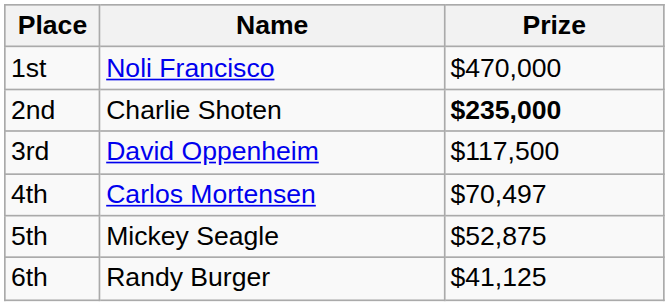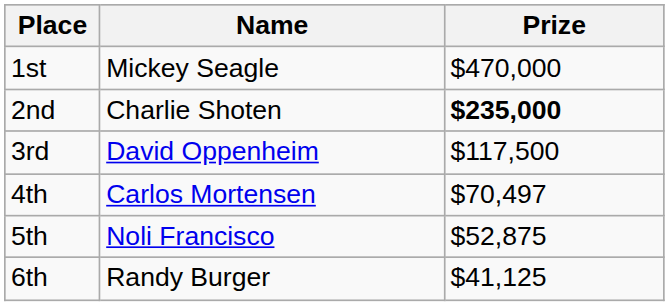(190, 67) Noli Francisco -> (193, 67) Mickey Seagle
(193, 236) Mickey Seagle -> (190, 236) Noli Francisco
